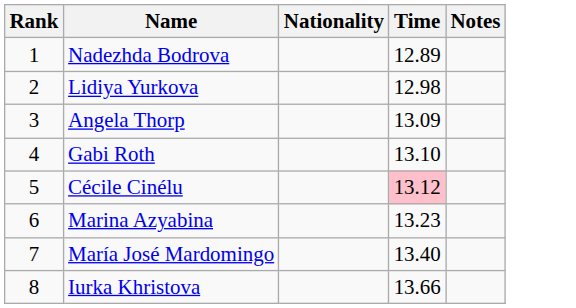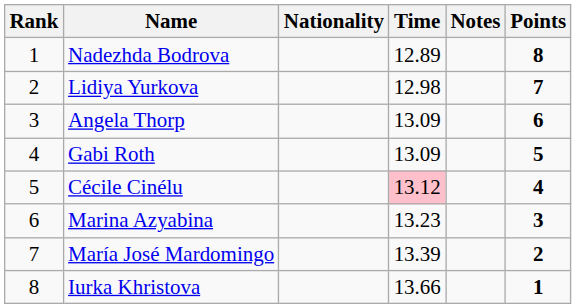+ column: (538, 21)
(417, 154) 13.10 -> (417, 154) 13.09
(417, 253) 13.40 -> (417, 253) 13.39
